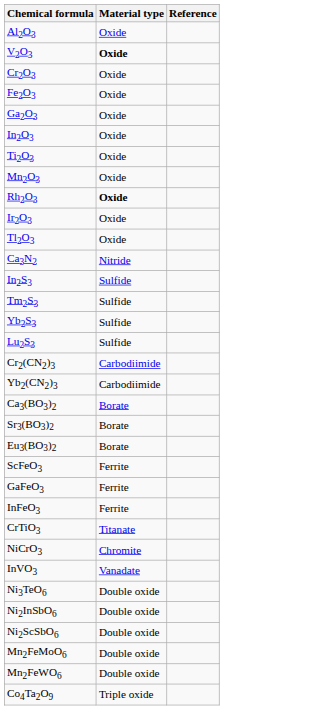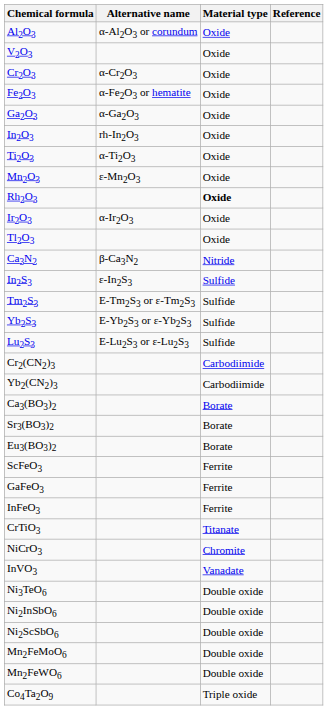+ column: (148, 13)
(113, 53) bold -> (216, 53) normal
